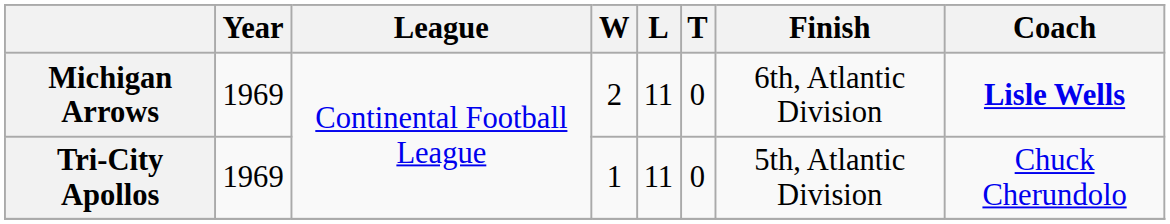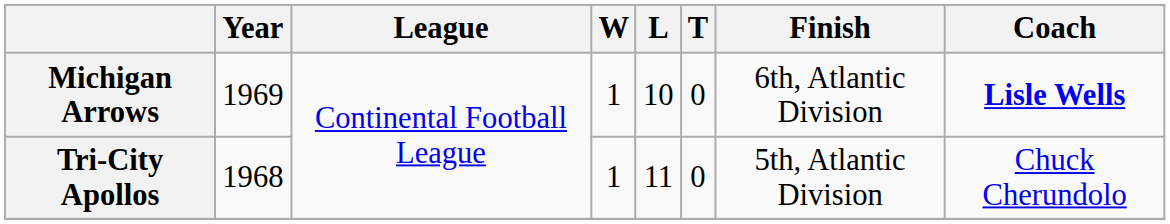(614, 94) 2 -> (614, 94) 1
(658, 94) 11 -> (658, 94) 10
(253, 177) 1969 -> (253, 177) 1968
